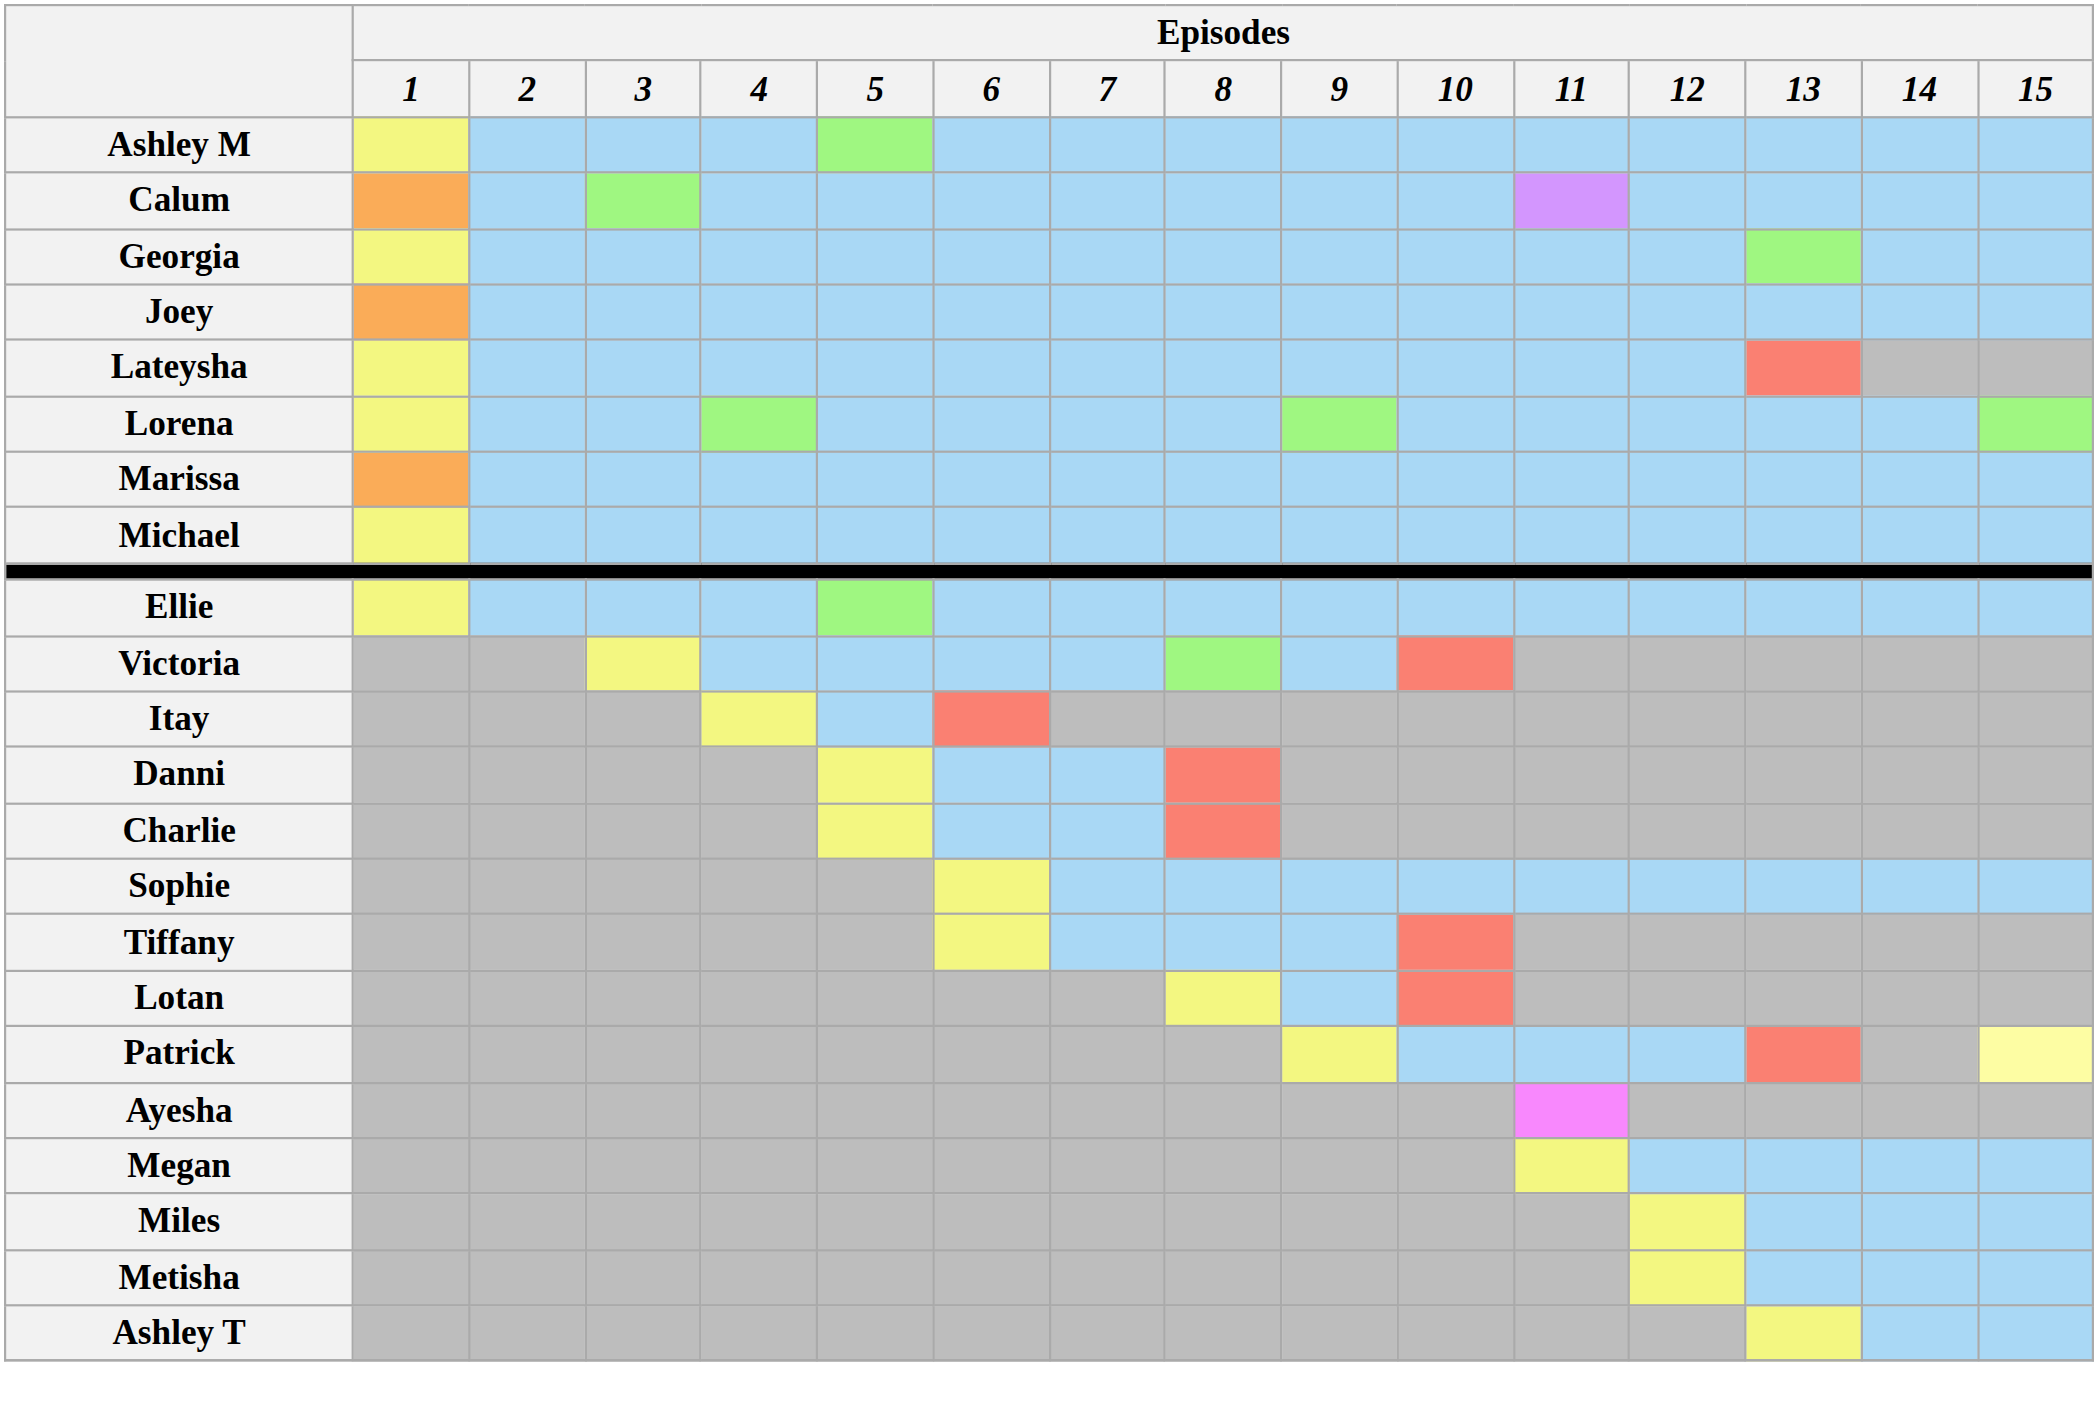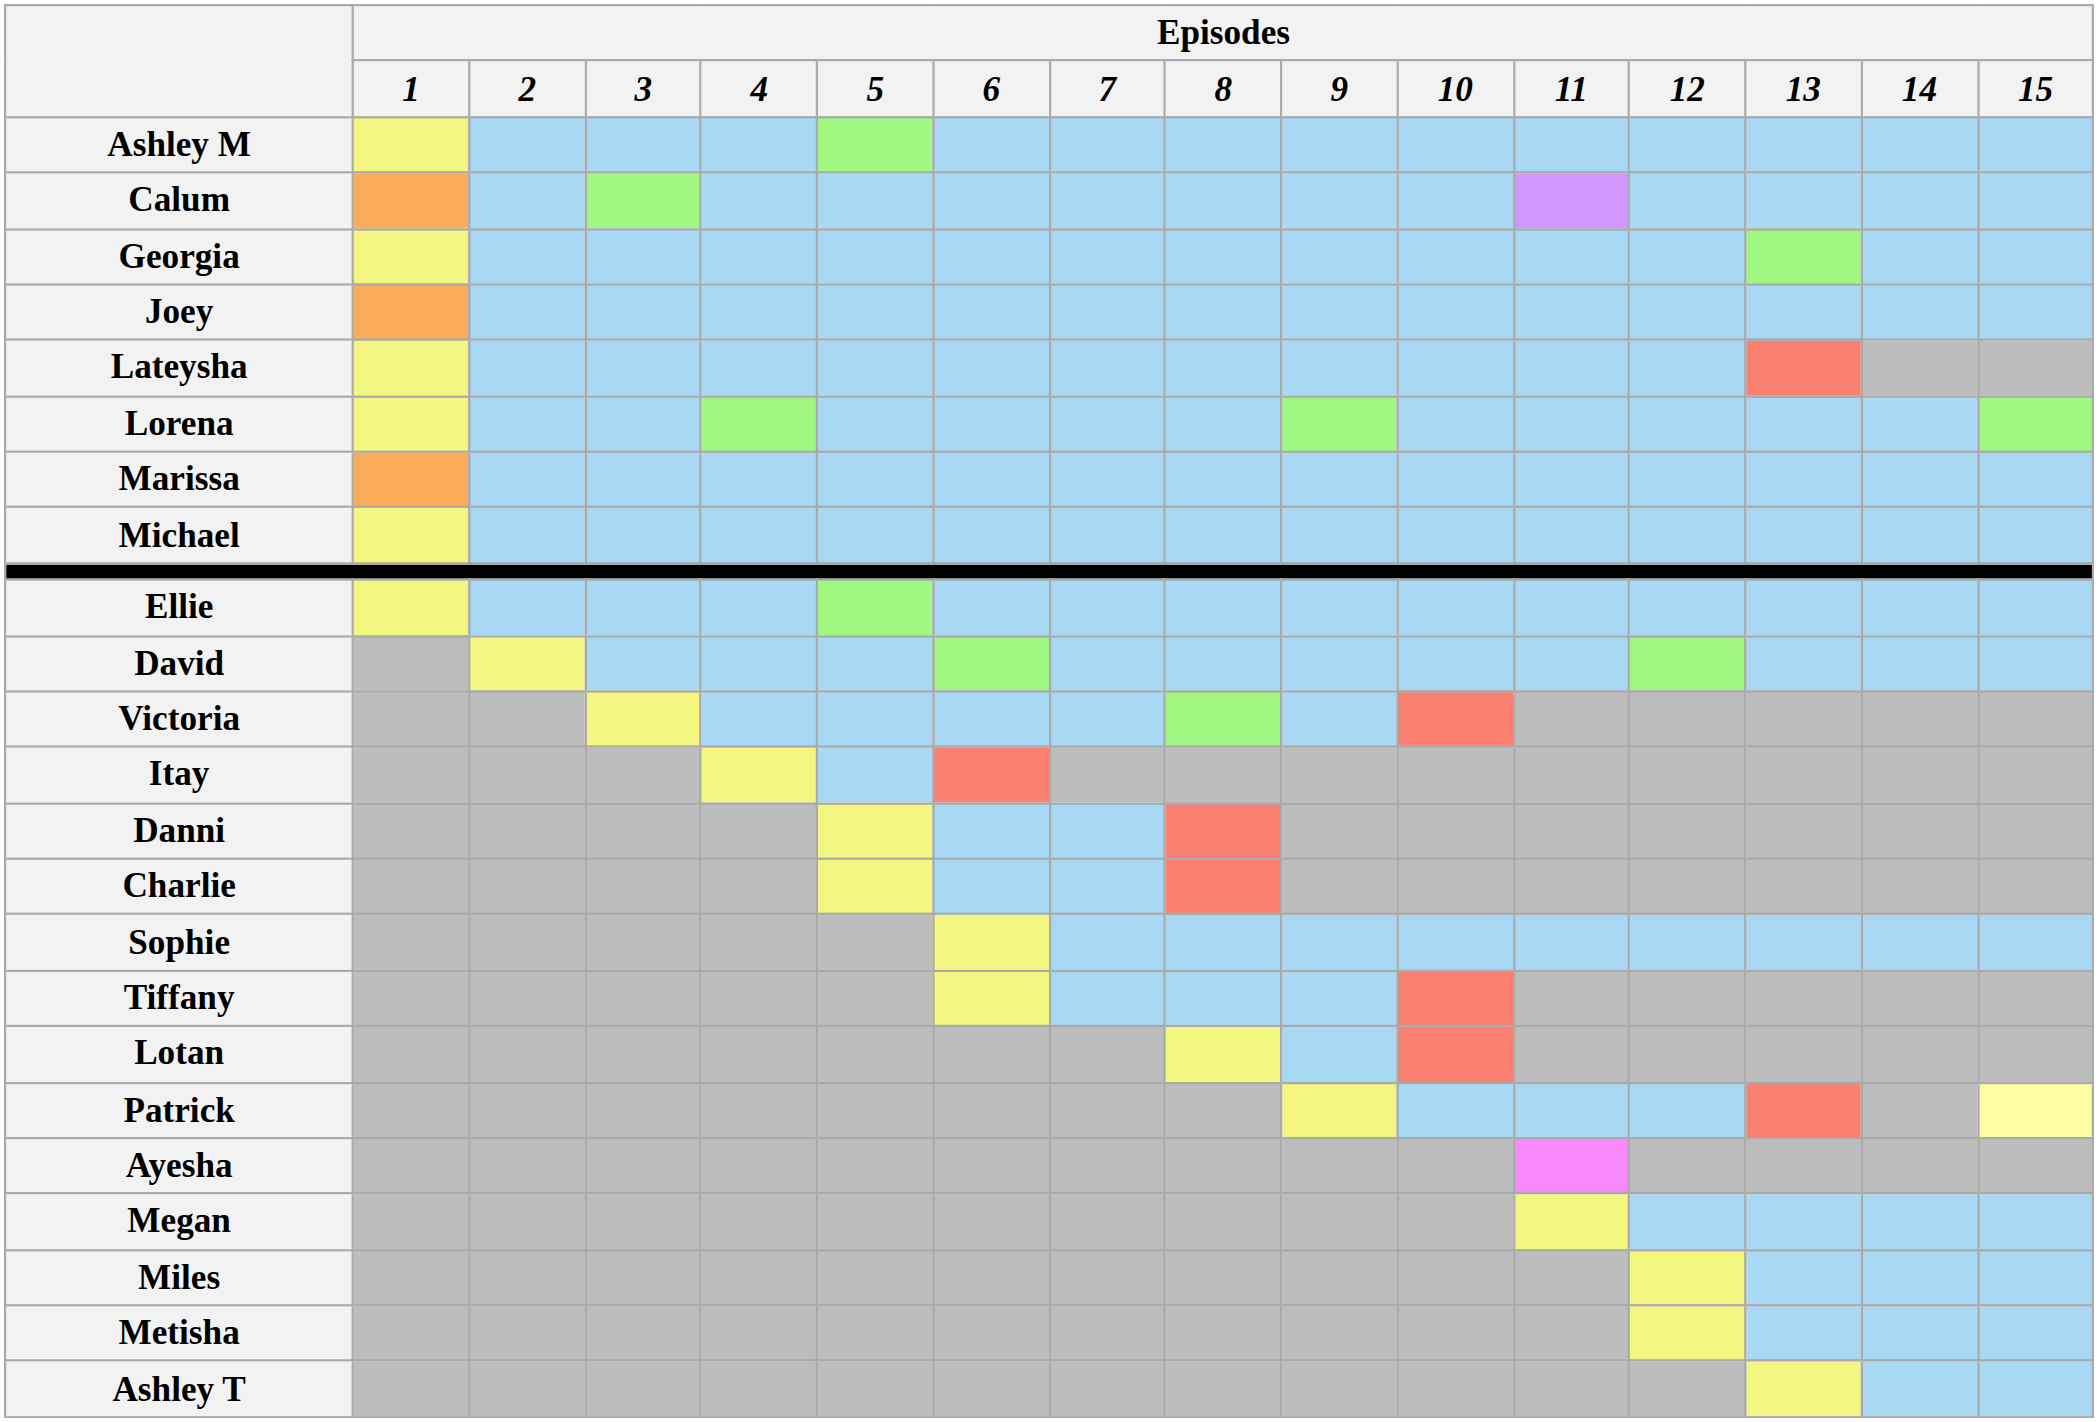+ row: (179, 662)
